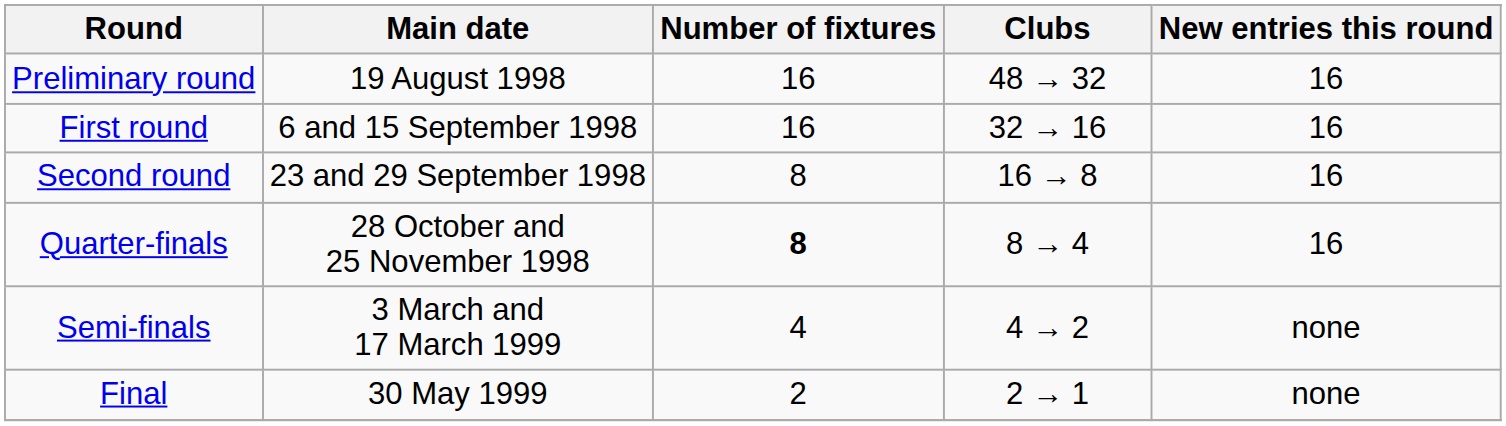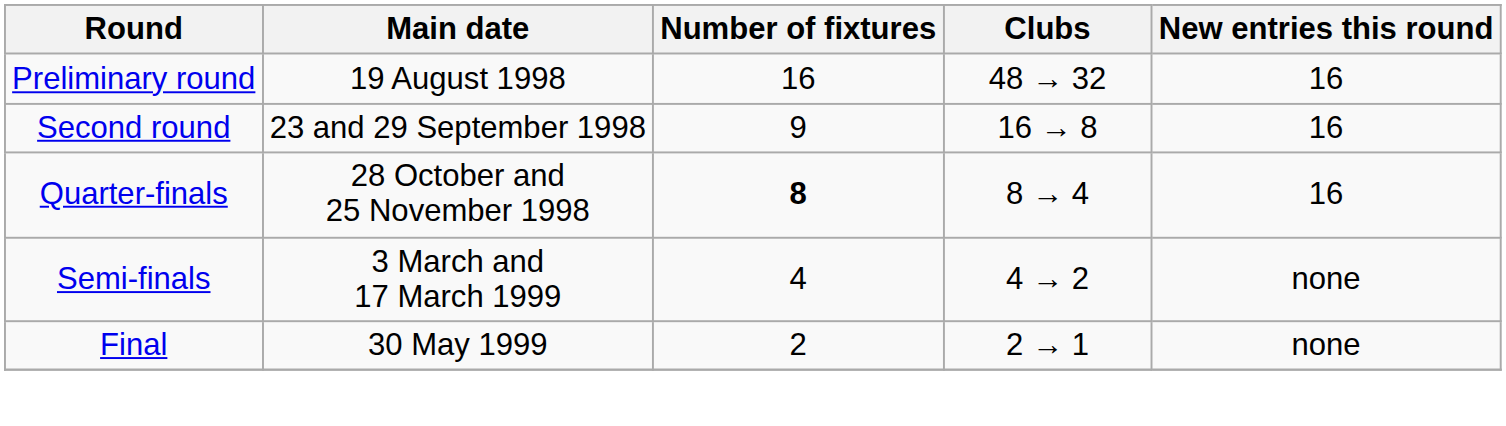- row: (134, 127)
(798, 176) 8 -> (798, 127) 9
